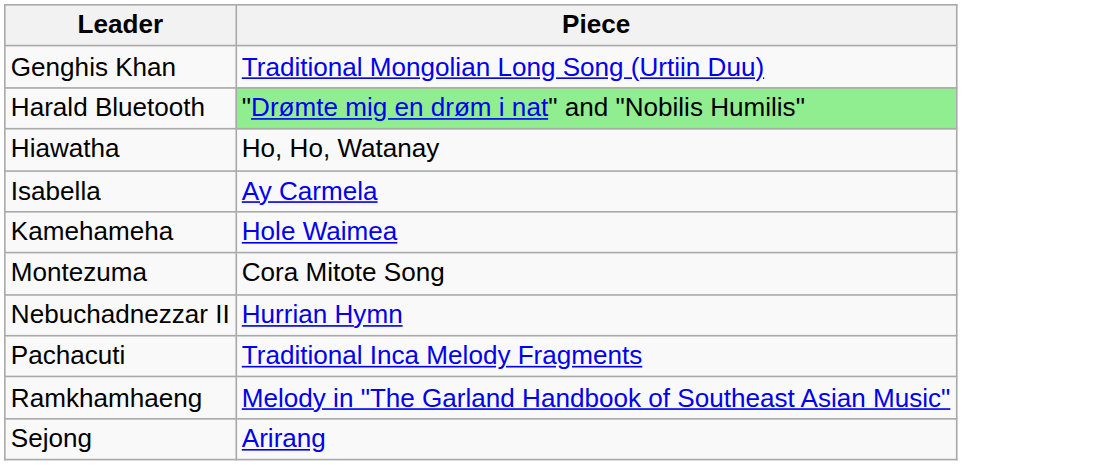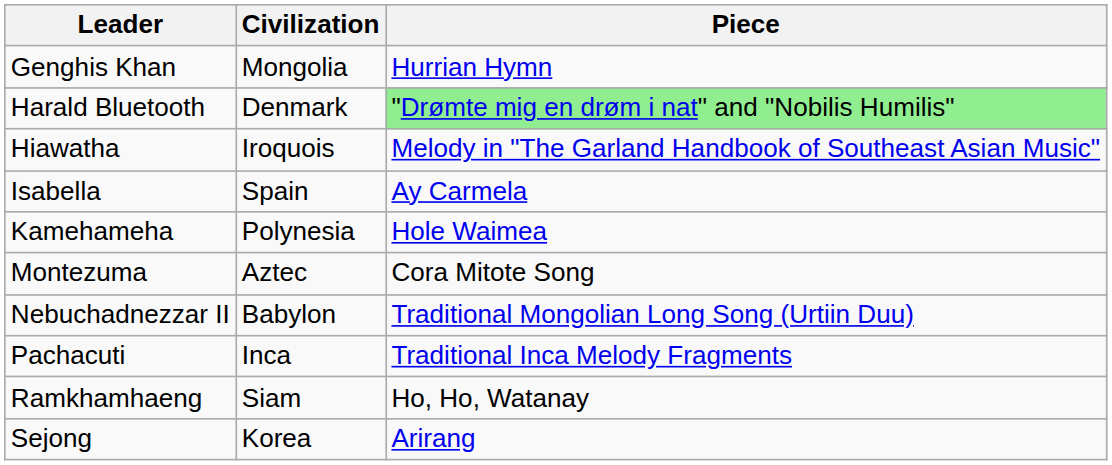+ column: (311, 25)
(503, 66) Traditional Mongolian Long Song (Urtiin Duu) -> (472, 66) Hurrian Hymn
(341, 149) Ho, Ho, Watanay -> (746, 149) Melody in "The Garland Handbook of Southeast Asian Music"
(322, 314) Hurrian Hymn -> (653, 314) Traditional Mongolian Long Song (Urtiin Duu)
(596, 397) Melody in "The Garland Handbook of Southeast Asian Music" -> (490, 397) Ho, Ho, Watanay
